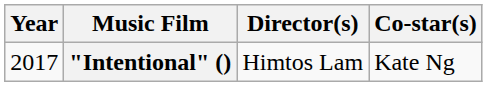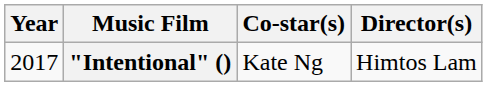columns swapped: (303, 23) <-> (425, 23)
